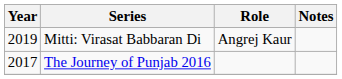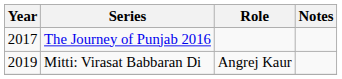rows swapped: (123, 39) <-> (127, 62)
